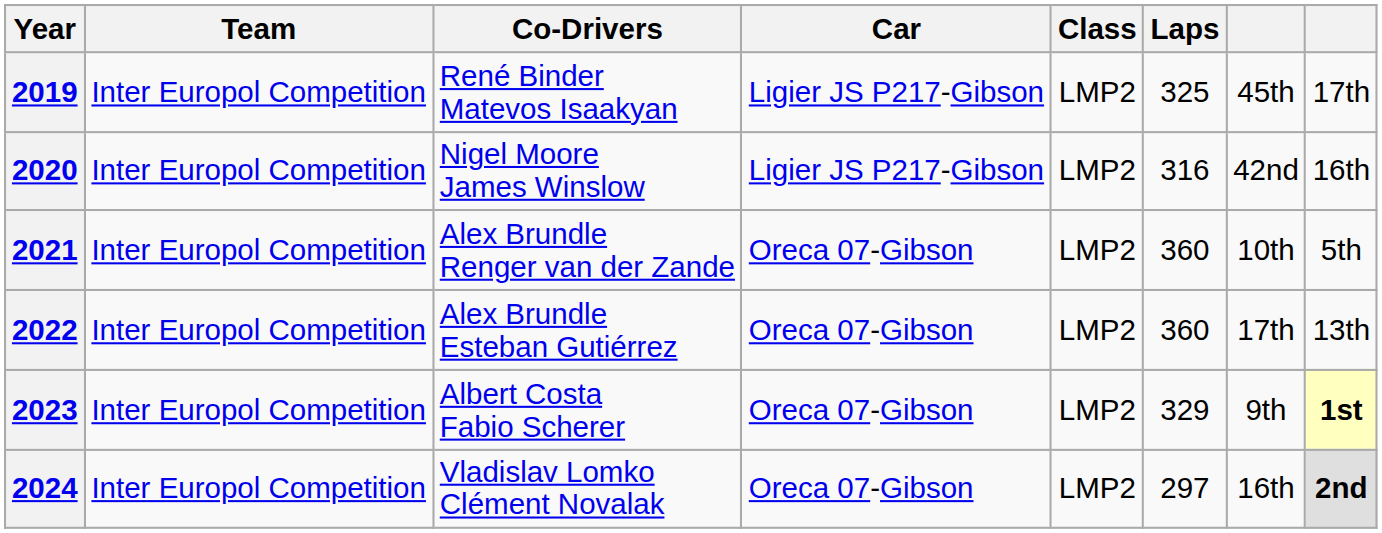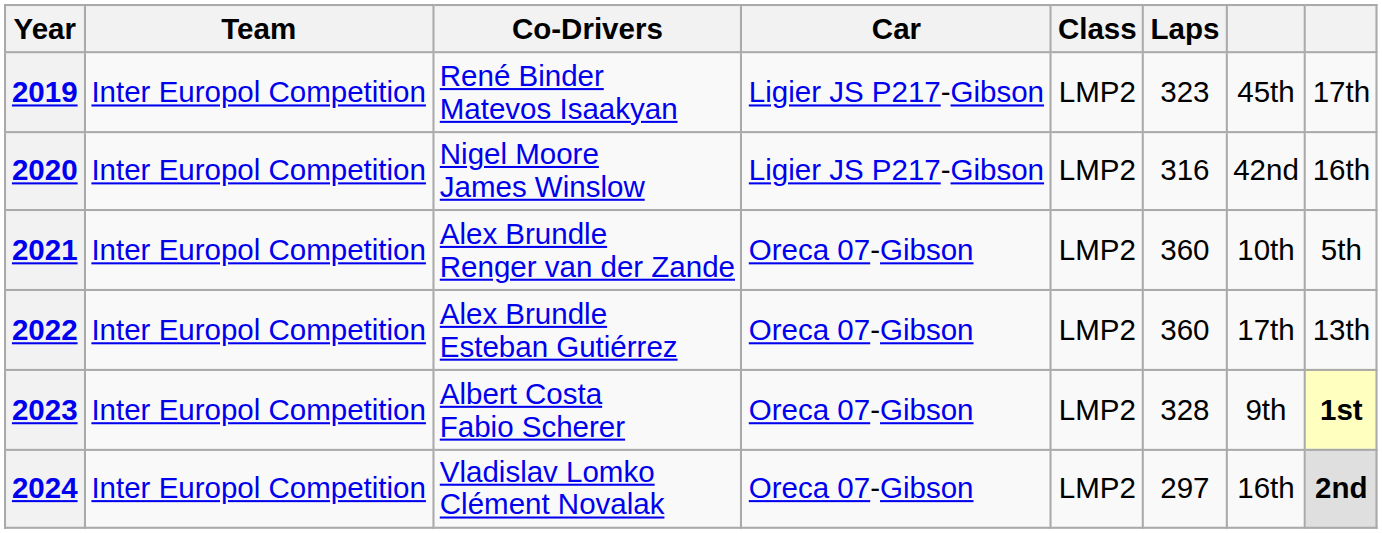(1185, 92) 325 -> (1185, 92) 323
(1185, 410) 329 -> (1185, 410) 328
